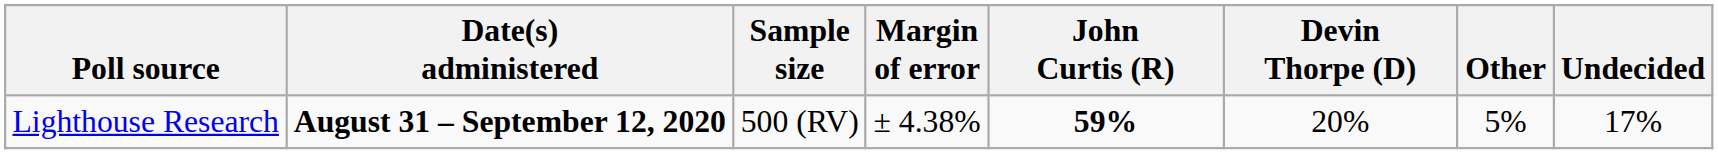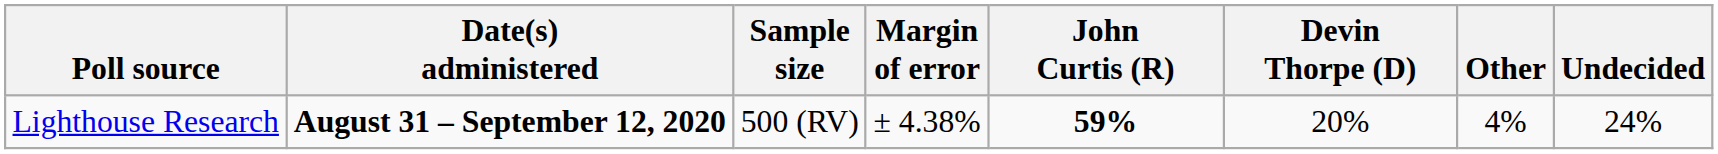(1506, 120) 5% -> (1506, 120) 4%
(1633, 120) 17% -> (1633, 120) 24%
